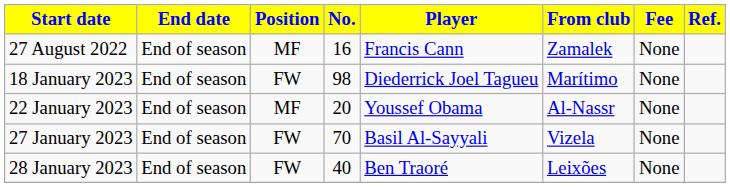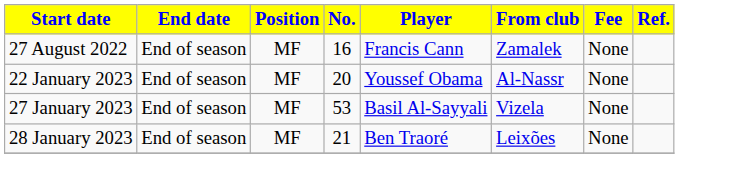- row: (71, 78)
(287, 138) FW -> (287, 108) MF
(342, 138) 70 -> (342, 108) 53
(287, 167) FW -> (287, 138) MF
(342, 167) 40 -> (342, 138) 21
